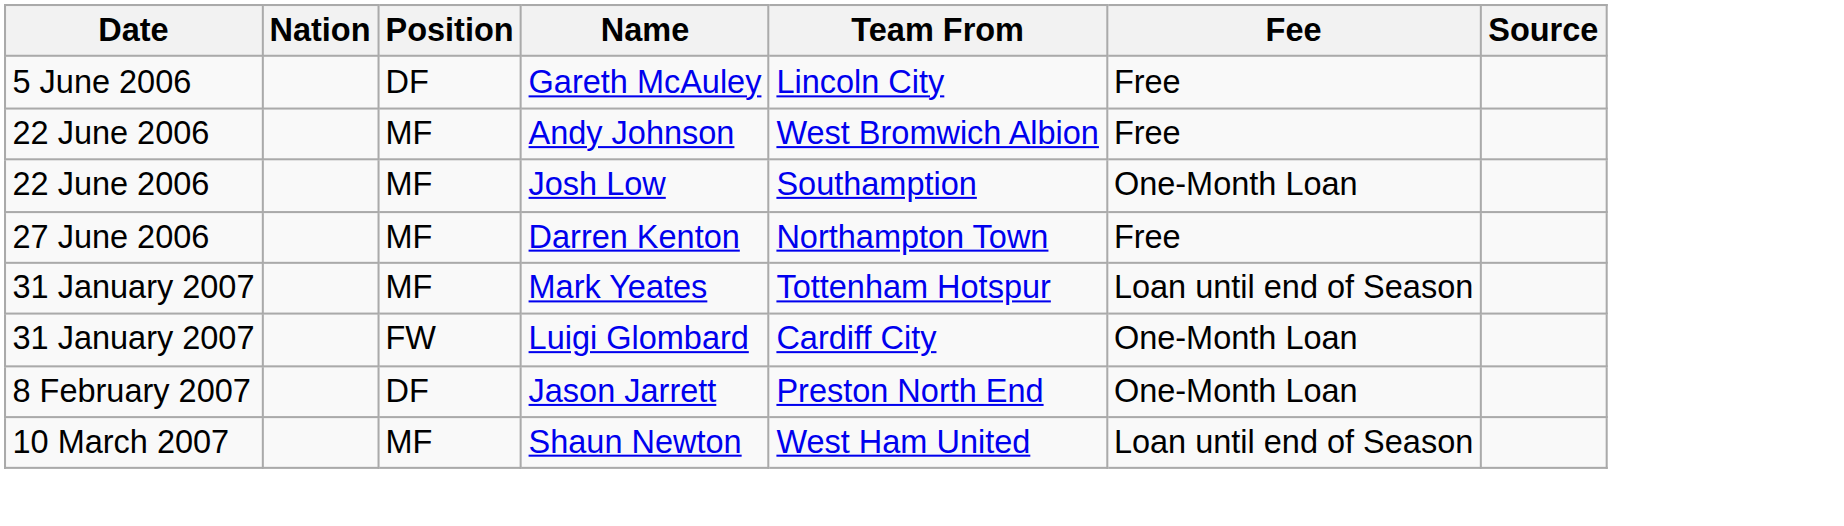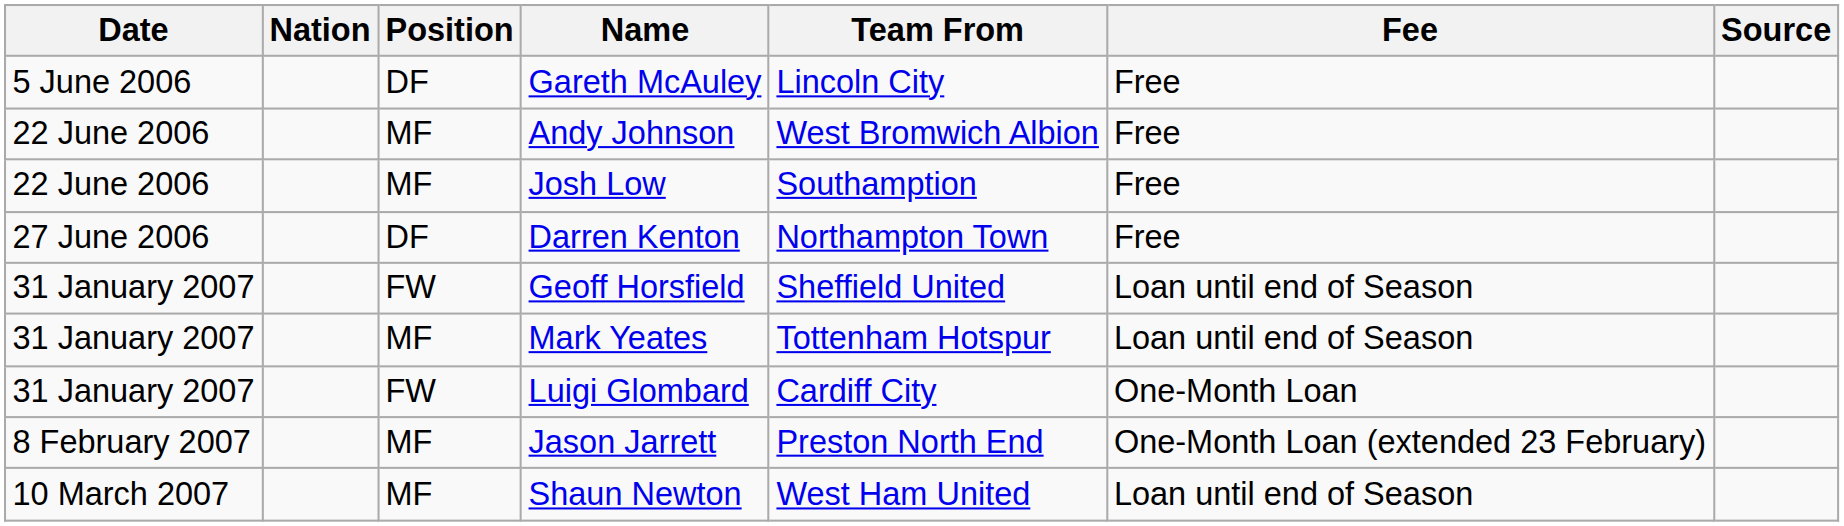(1236, 184) One-Month Loan -> (1147, 184) Free
(409, 236) MF -> (407, 236) DF
+ row: (637, 287)
(407, 390) DF -> (409, 442) MF
(1236, 390) One-Month Loan -> (1410, 442) One-Month Loan (extended 23 February)
